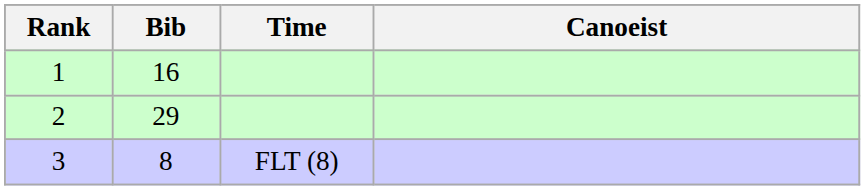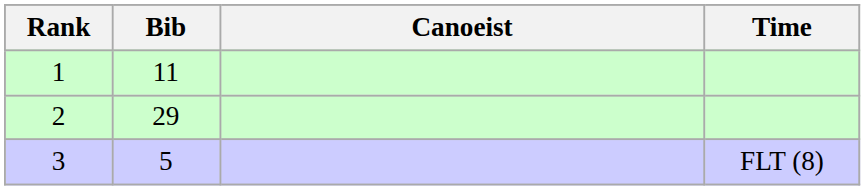columns swapped: (617, 27) <-> (297, 27)
(166, 72) 16 -> (166, 72) 11
(166, 161) 8 -> (166, 161) 5
